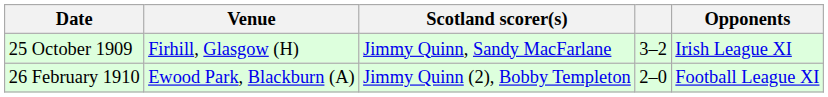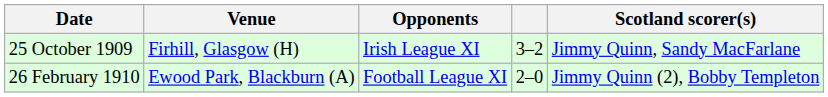columns swapped: (747, 19) <-> (497, 19)
